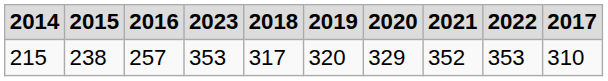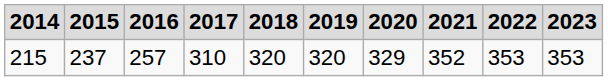columns swapped: (572, 22) <-> (214, 22)
(88, 57) 238 -> (88, 57) 237
(267, 57) 317 -> (267, 57) 320
